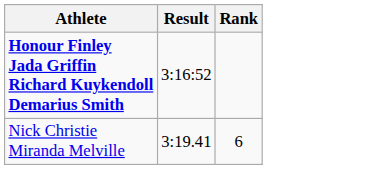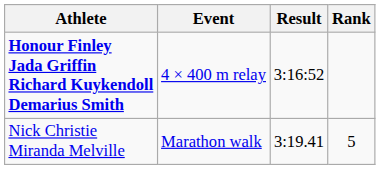+ column: (214, 18)
(239, 141) 6 -> (351, 141) 5
